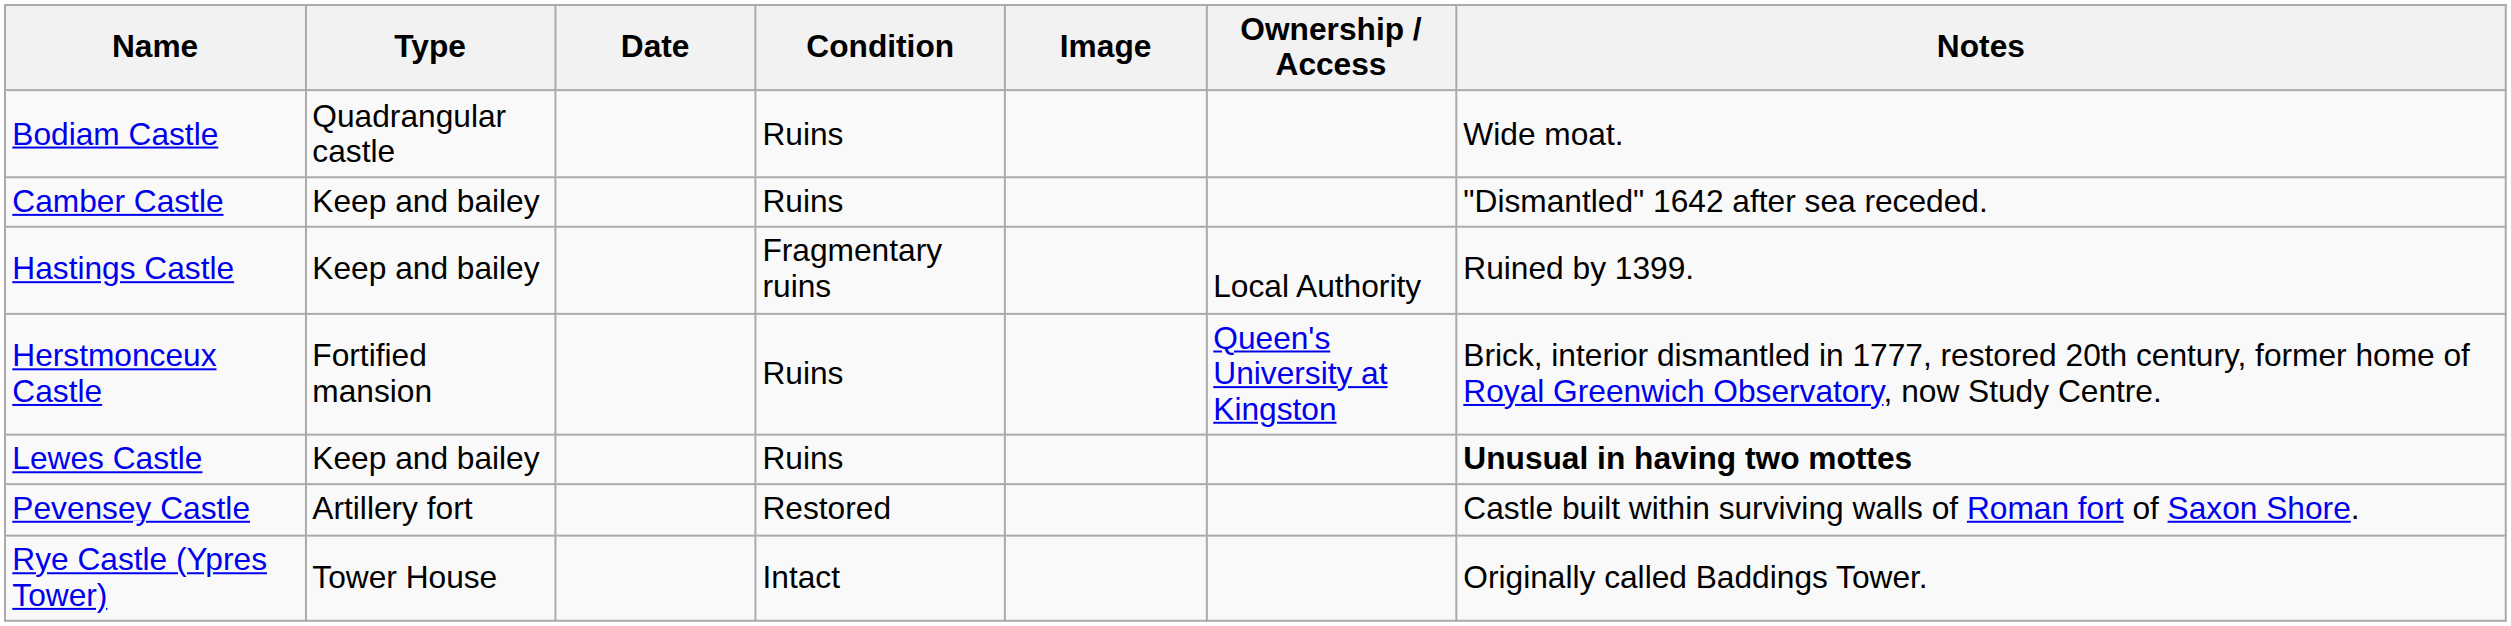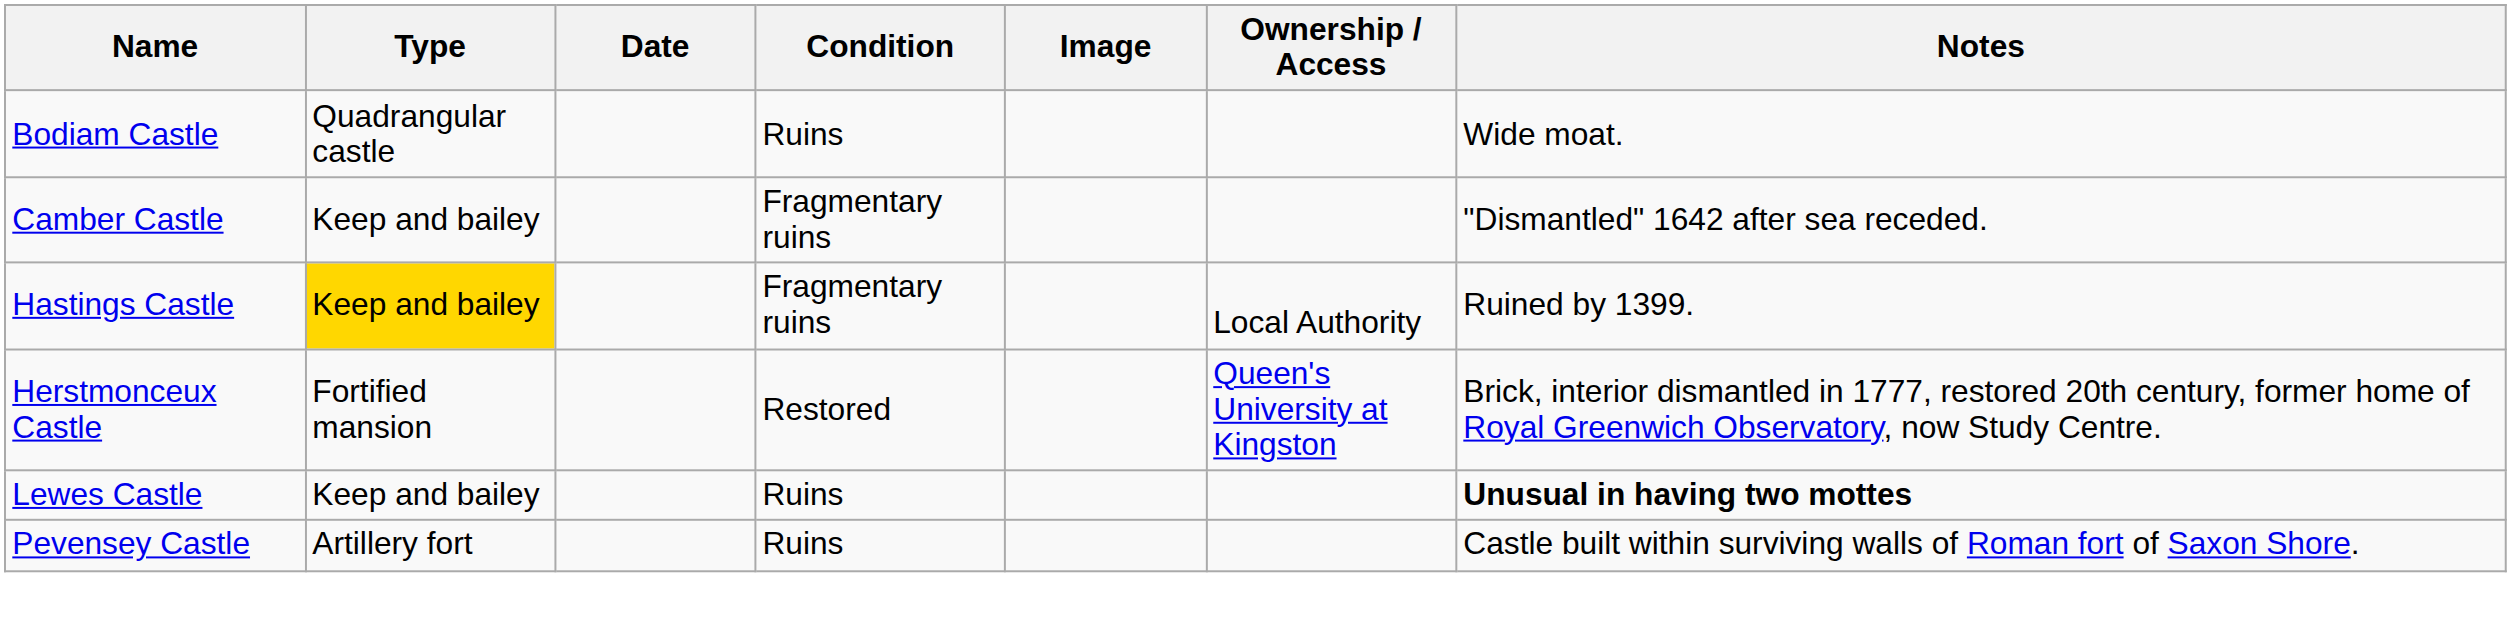(803, 201) Ruins -> (852, 219) Fragmentary ruins
(426, 269) no background -> (426, 305) gold background
(803, 373) Ruins -> (827, 408) Restored
(827, 509) Restored -> (803, 544) Ruins
- row: (140, 577)
